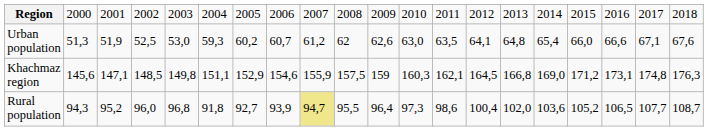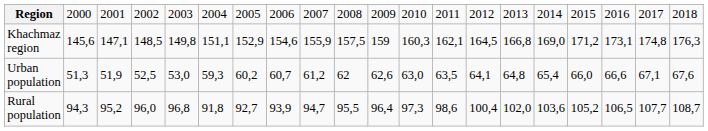rows swapped: (34, 75) <-> (34, 41)
(314, 108) khaki background -> (314, 108) no background
